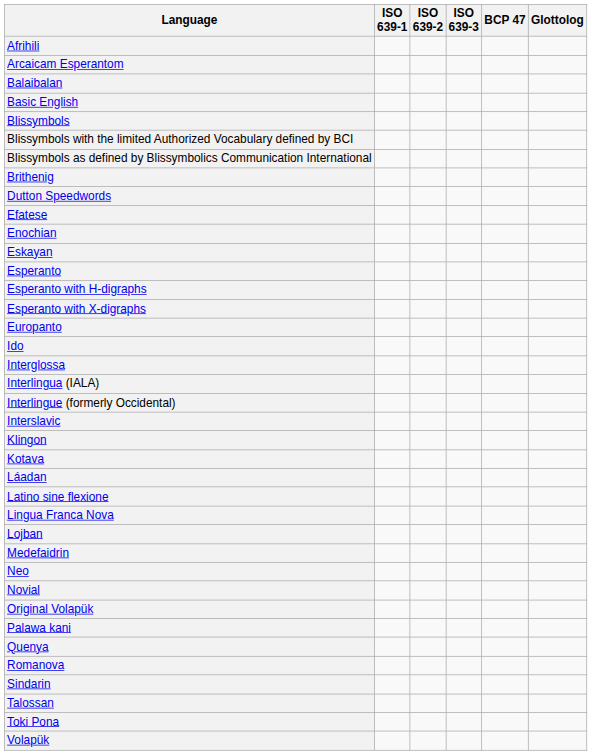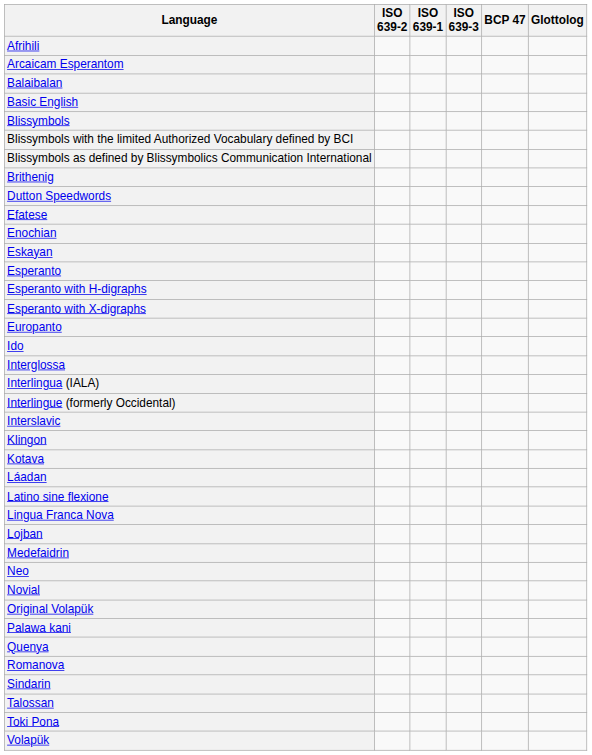columns swapped: (392, 20) <-> (428, 20)
